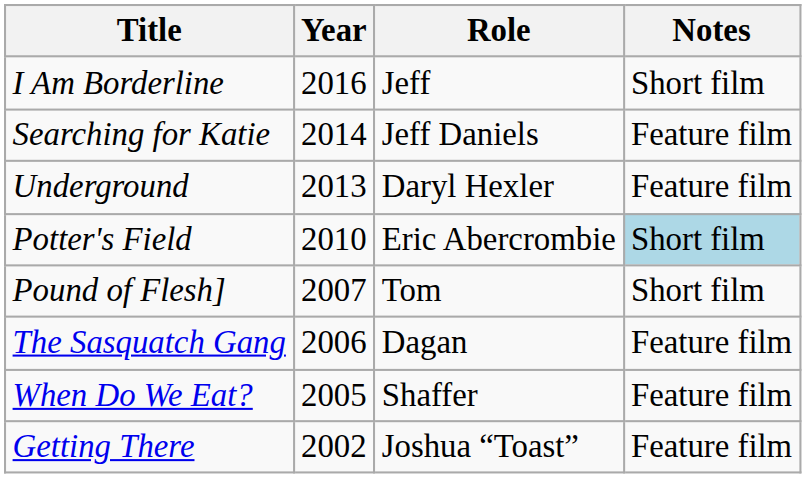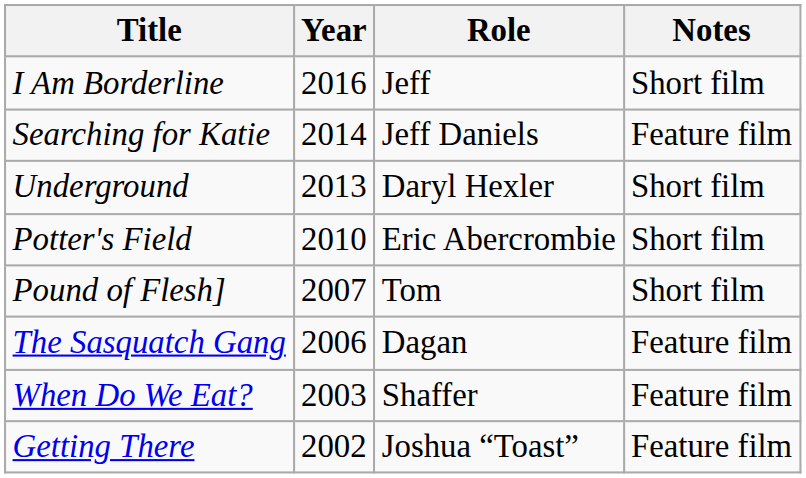(712, 186) Feature film -> (698, 186) Short film
(698, 238) lightblue background -> (698, 238) no background
(334, 394) 2005 -> (334, 394) 2003
